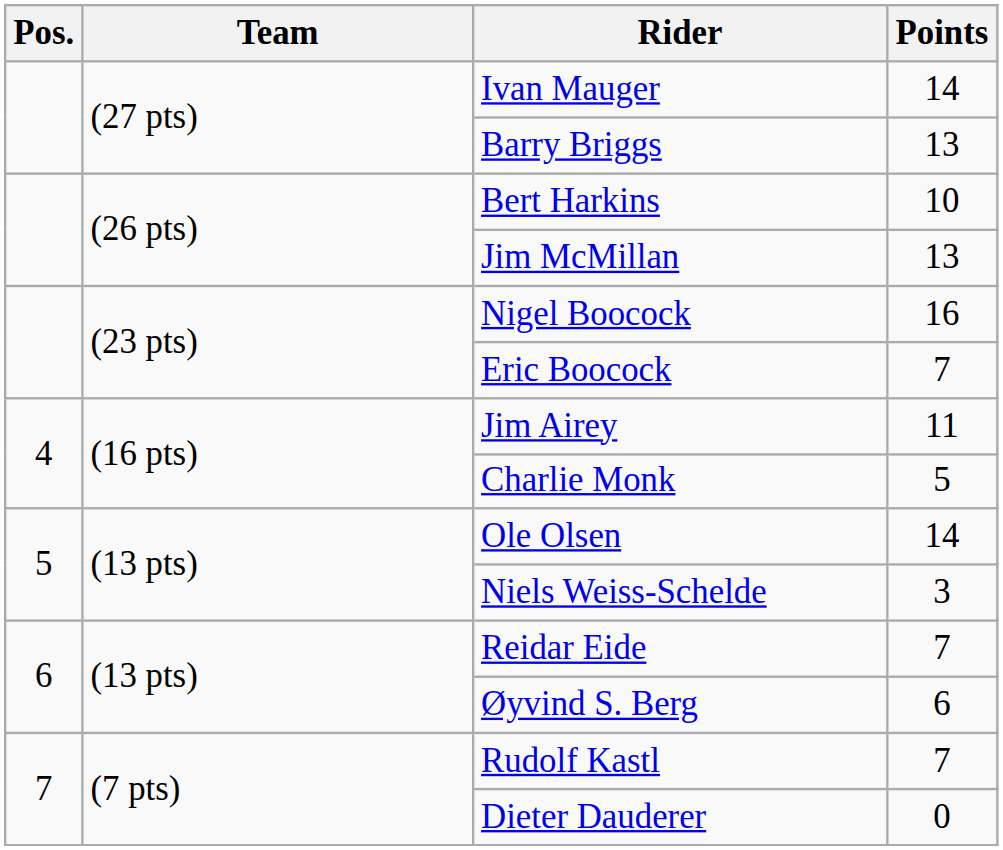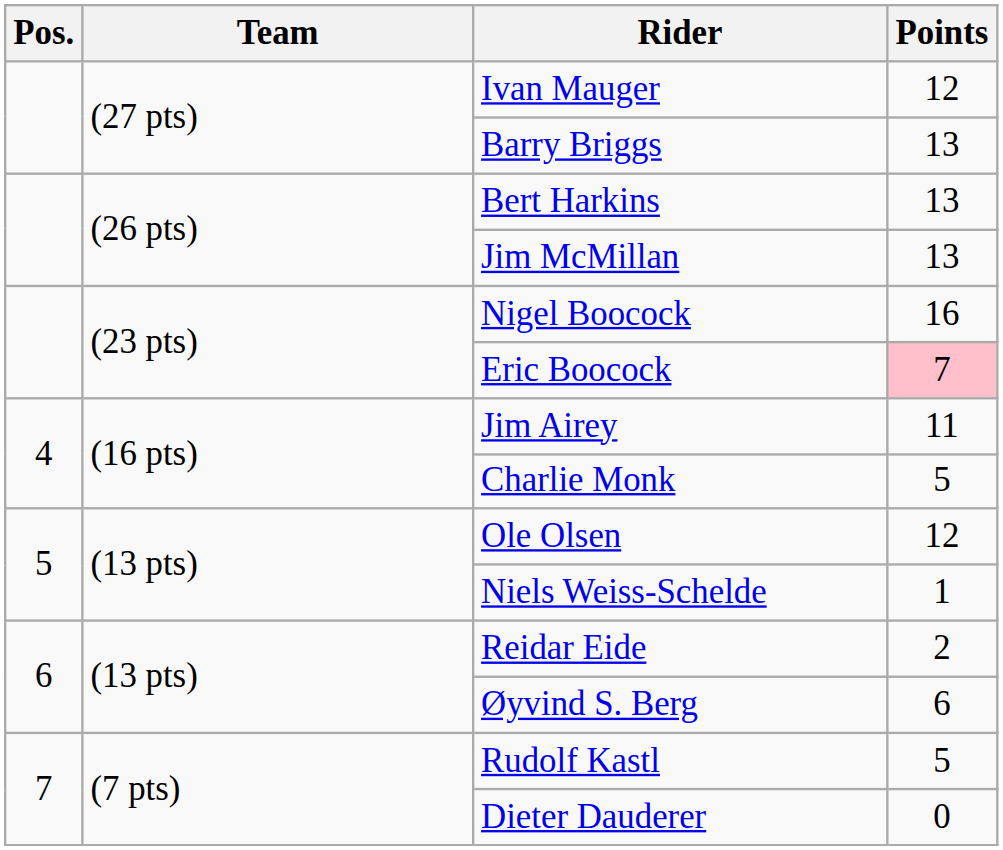(942, 88) 14 -> (942, 88) 12
(942, 200) 10 -> (942, 200) 13
(942, 368) no background -> (942, 368) pink background
(942, 536) 14 -> (942, 536) 12
(942, 592) 3 -> (942, 592) 1
(942, 648) 7 -> (942, 648) 2
(942, 760) 7 -> (942, 760) 5
